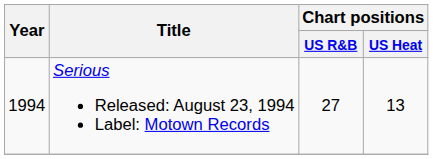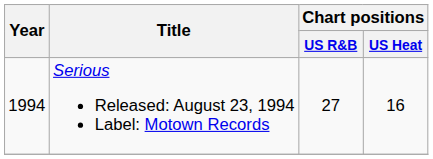(396, 105) 13 -> (396, 105) 16
